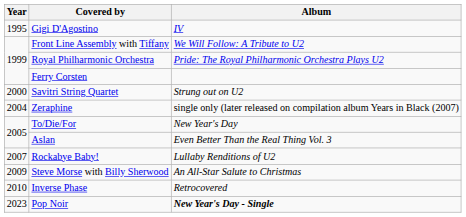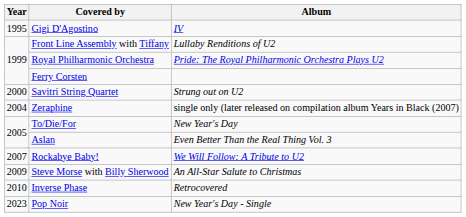(239, 44) We Will Follow: A Tribute to U2 -> (224, 44) Lullaby Renditions of U2
(224, 156) Lullaby Renditions of U2 -> (239, 156) We Will Follow: A Tribute to U2
(224, 204) bold -> (222, 204) normal
